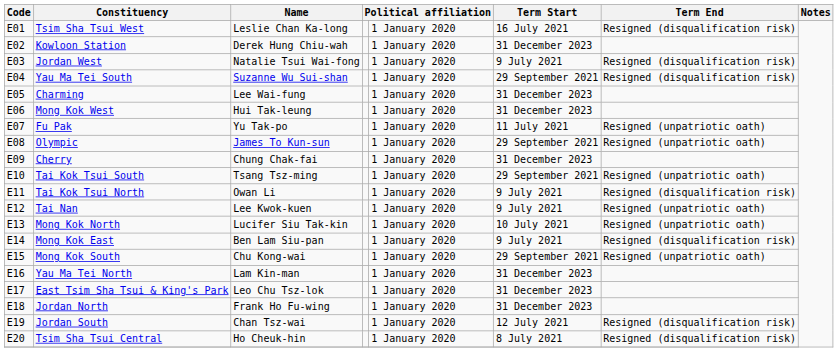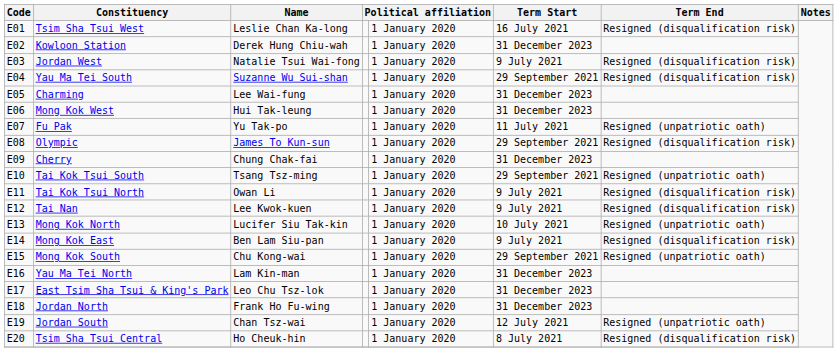(685, 143) Resigned (unpatriotic oath) -> (700, 143) Resigned (disqualification risk)
(685, 208) Resigned (unpatriotic oath) -> (700, 208) Resigned (disqualification risk)
(700, 323) Resigned (disqualification risk) -> (685, 323) Resigned (unpatriotic oath)
